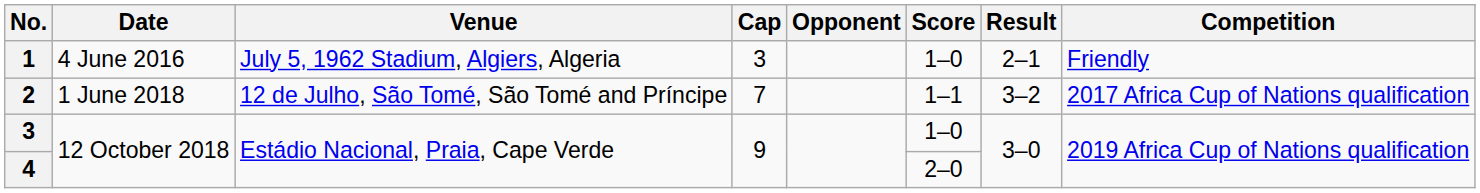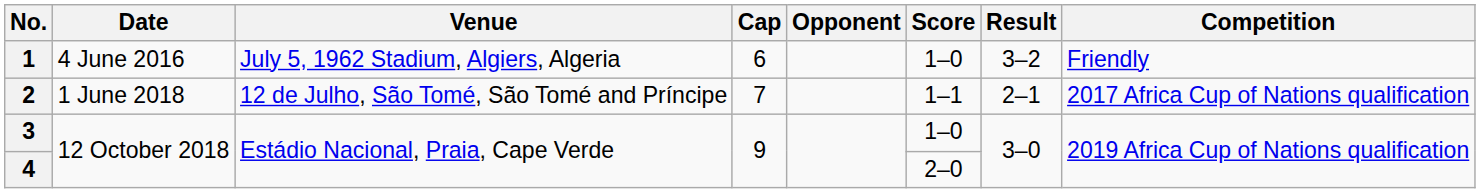(760, 59) 3 -> (760, 59) 6
(1021, 59) 2–1 -> (1021, 59) 3–2
(1021, 95) 3–2 -> (1021, 95) 2–1
